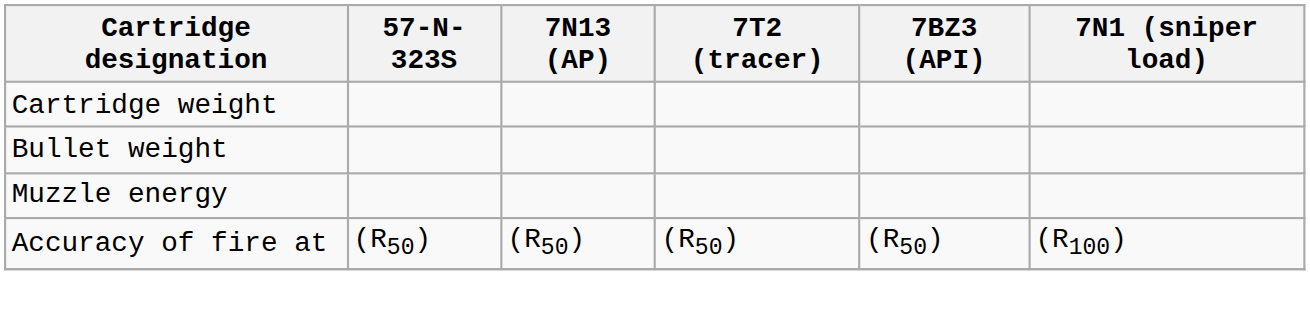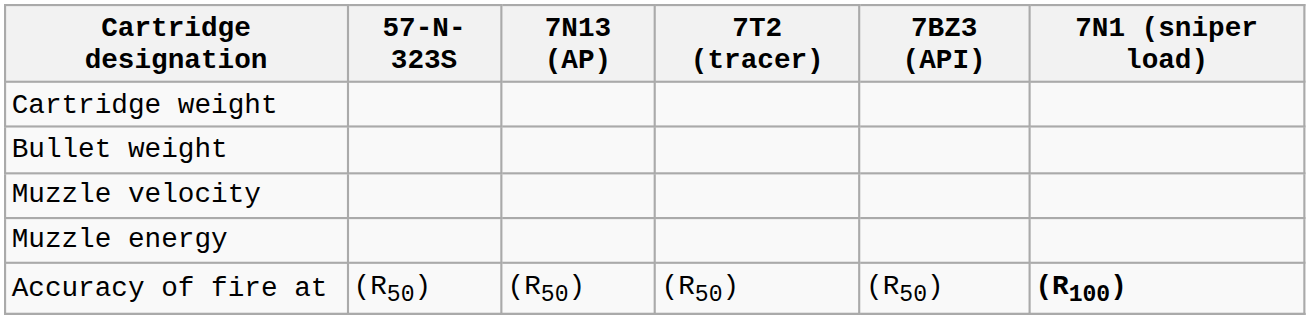+ row: (136, 195)
(1081, 243) normal -> (1081, 288) bold
